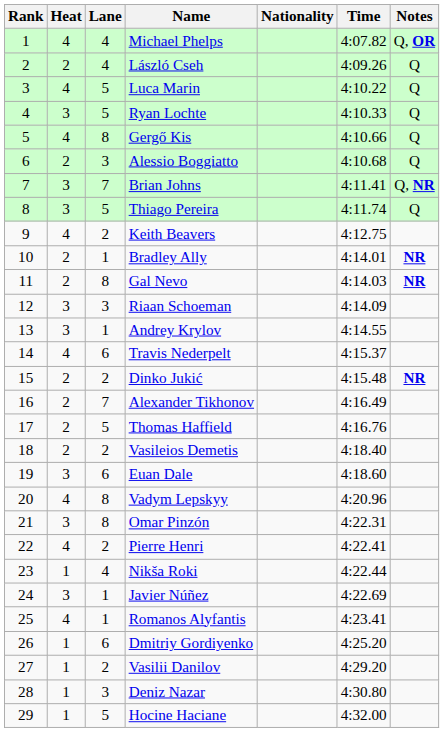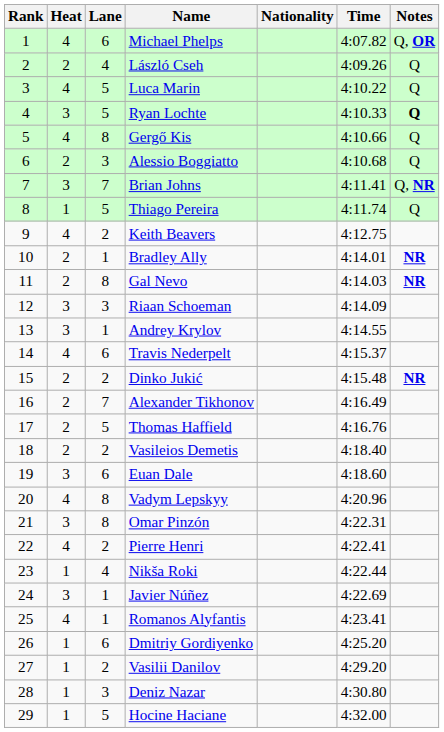(105, 40) 4 -> (105, 40) 6
(414, 112) normal -> (414, 112) bold
(66, 209) 3 -> (66, 209) 1
